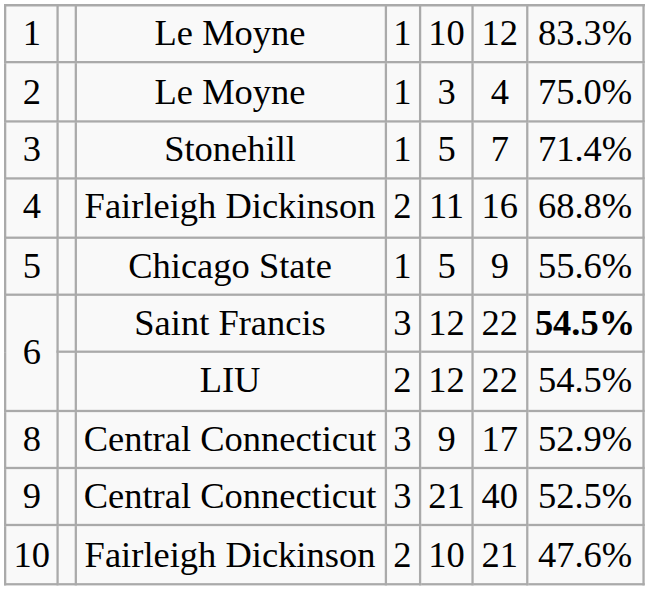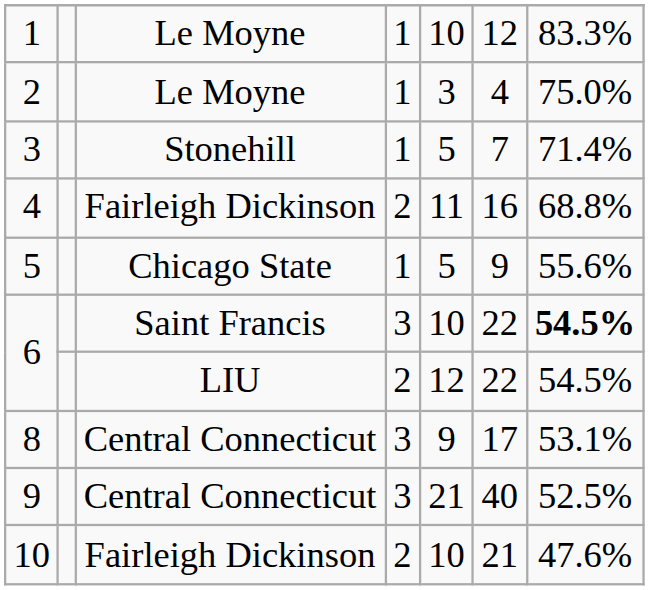(447, 322) 12 -> (447, 322) 10
(585, 438) 52.9% -> (585, 438) 53.1%
